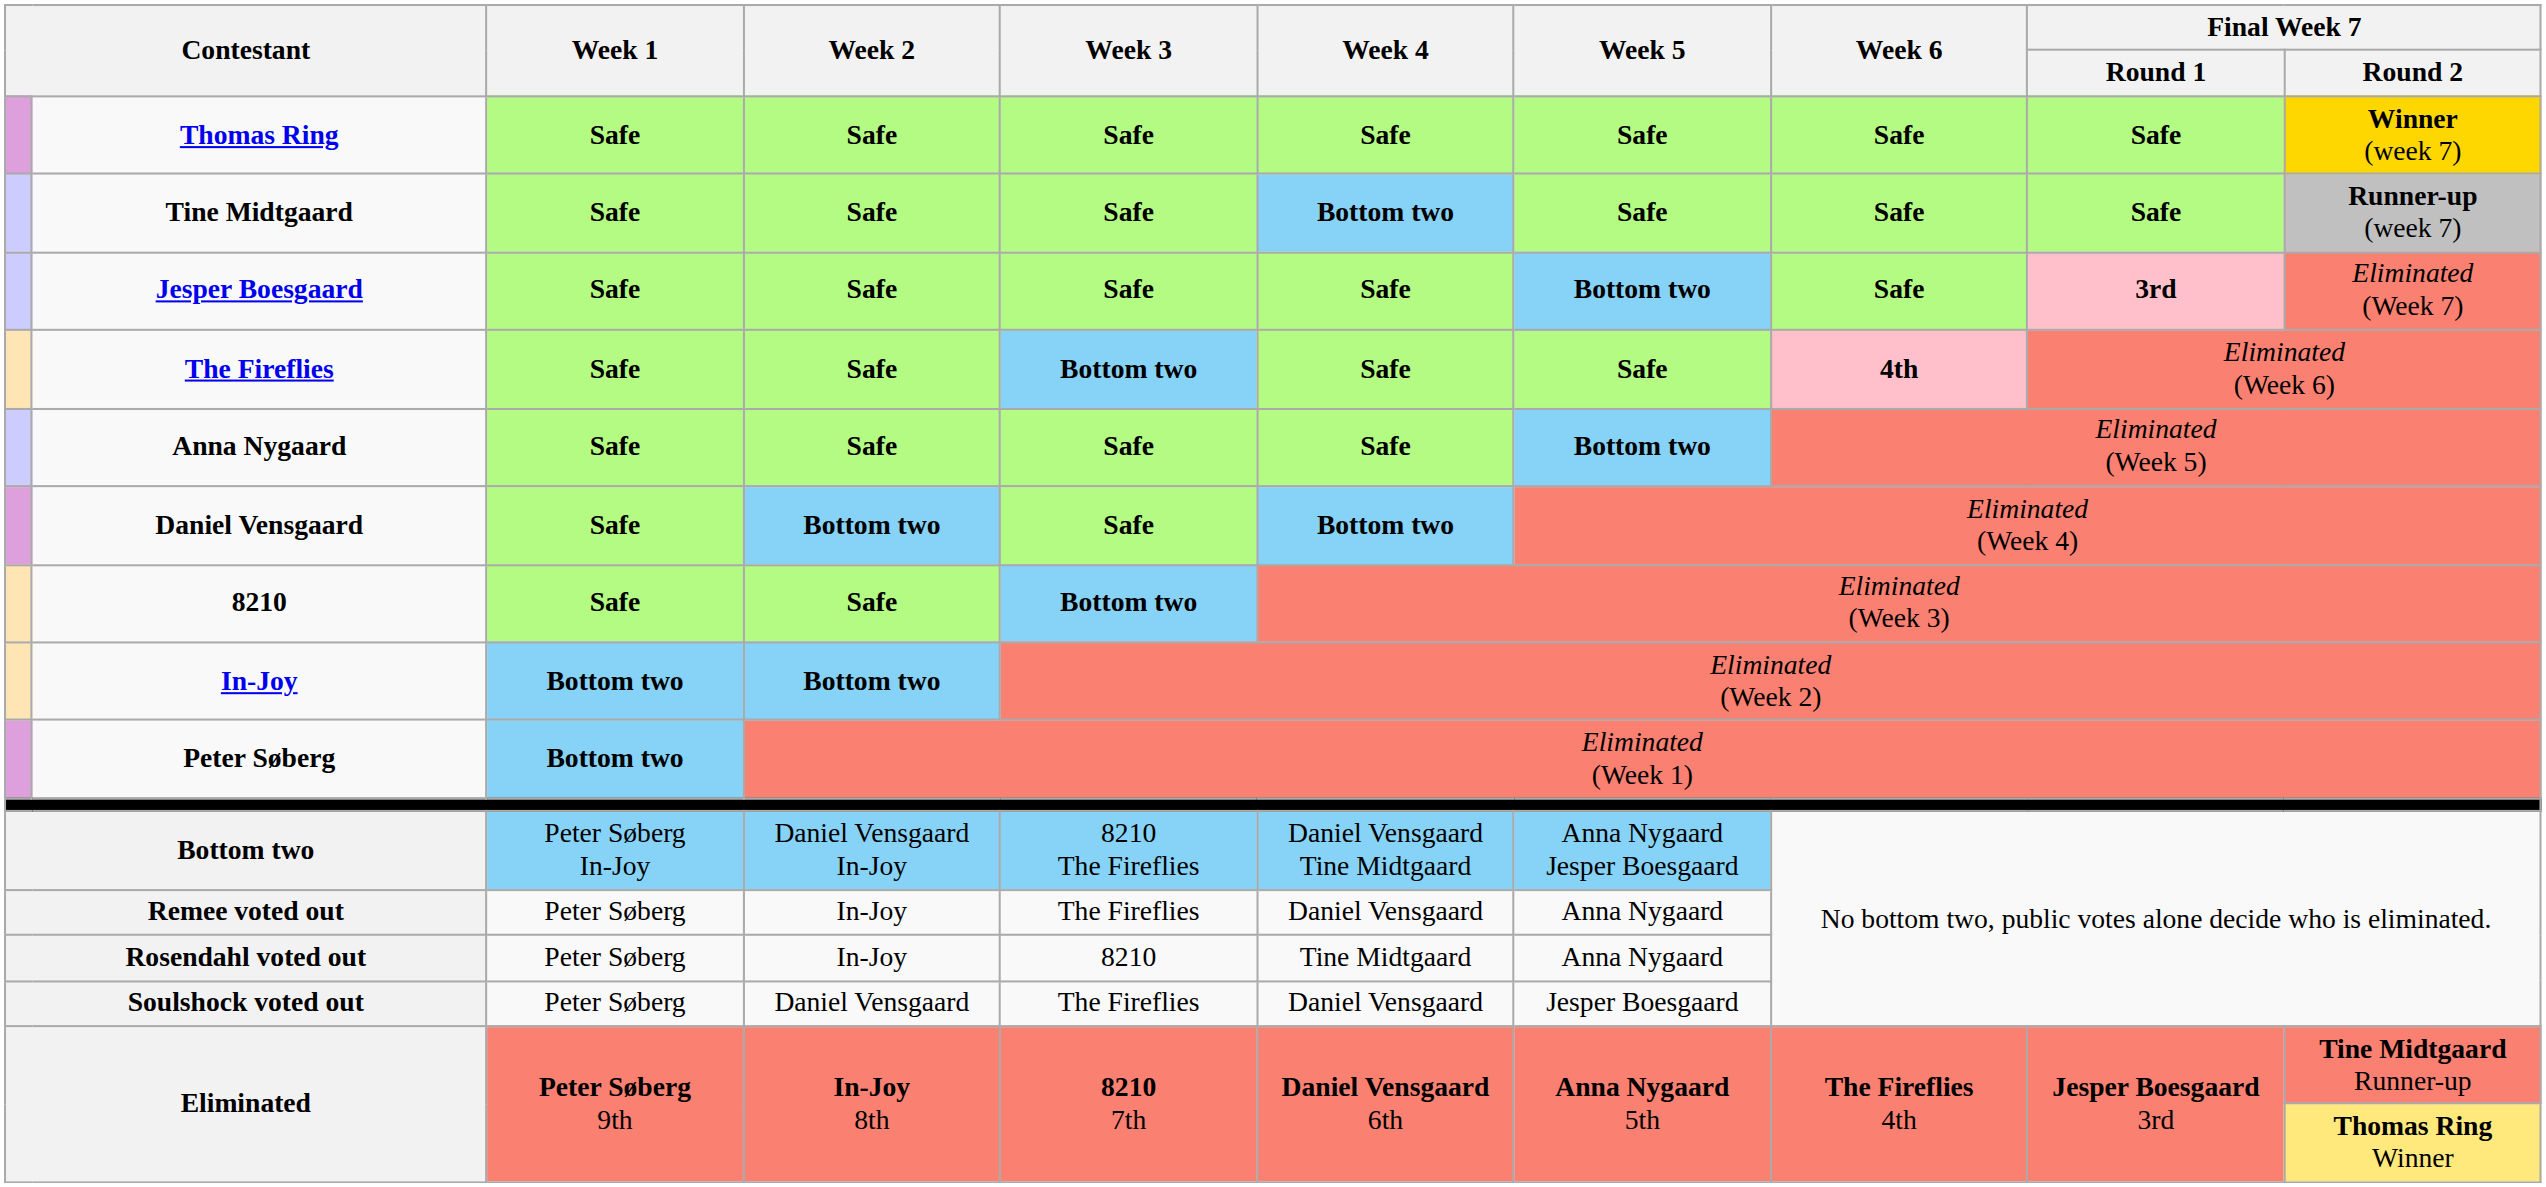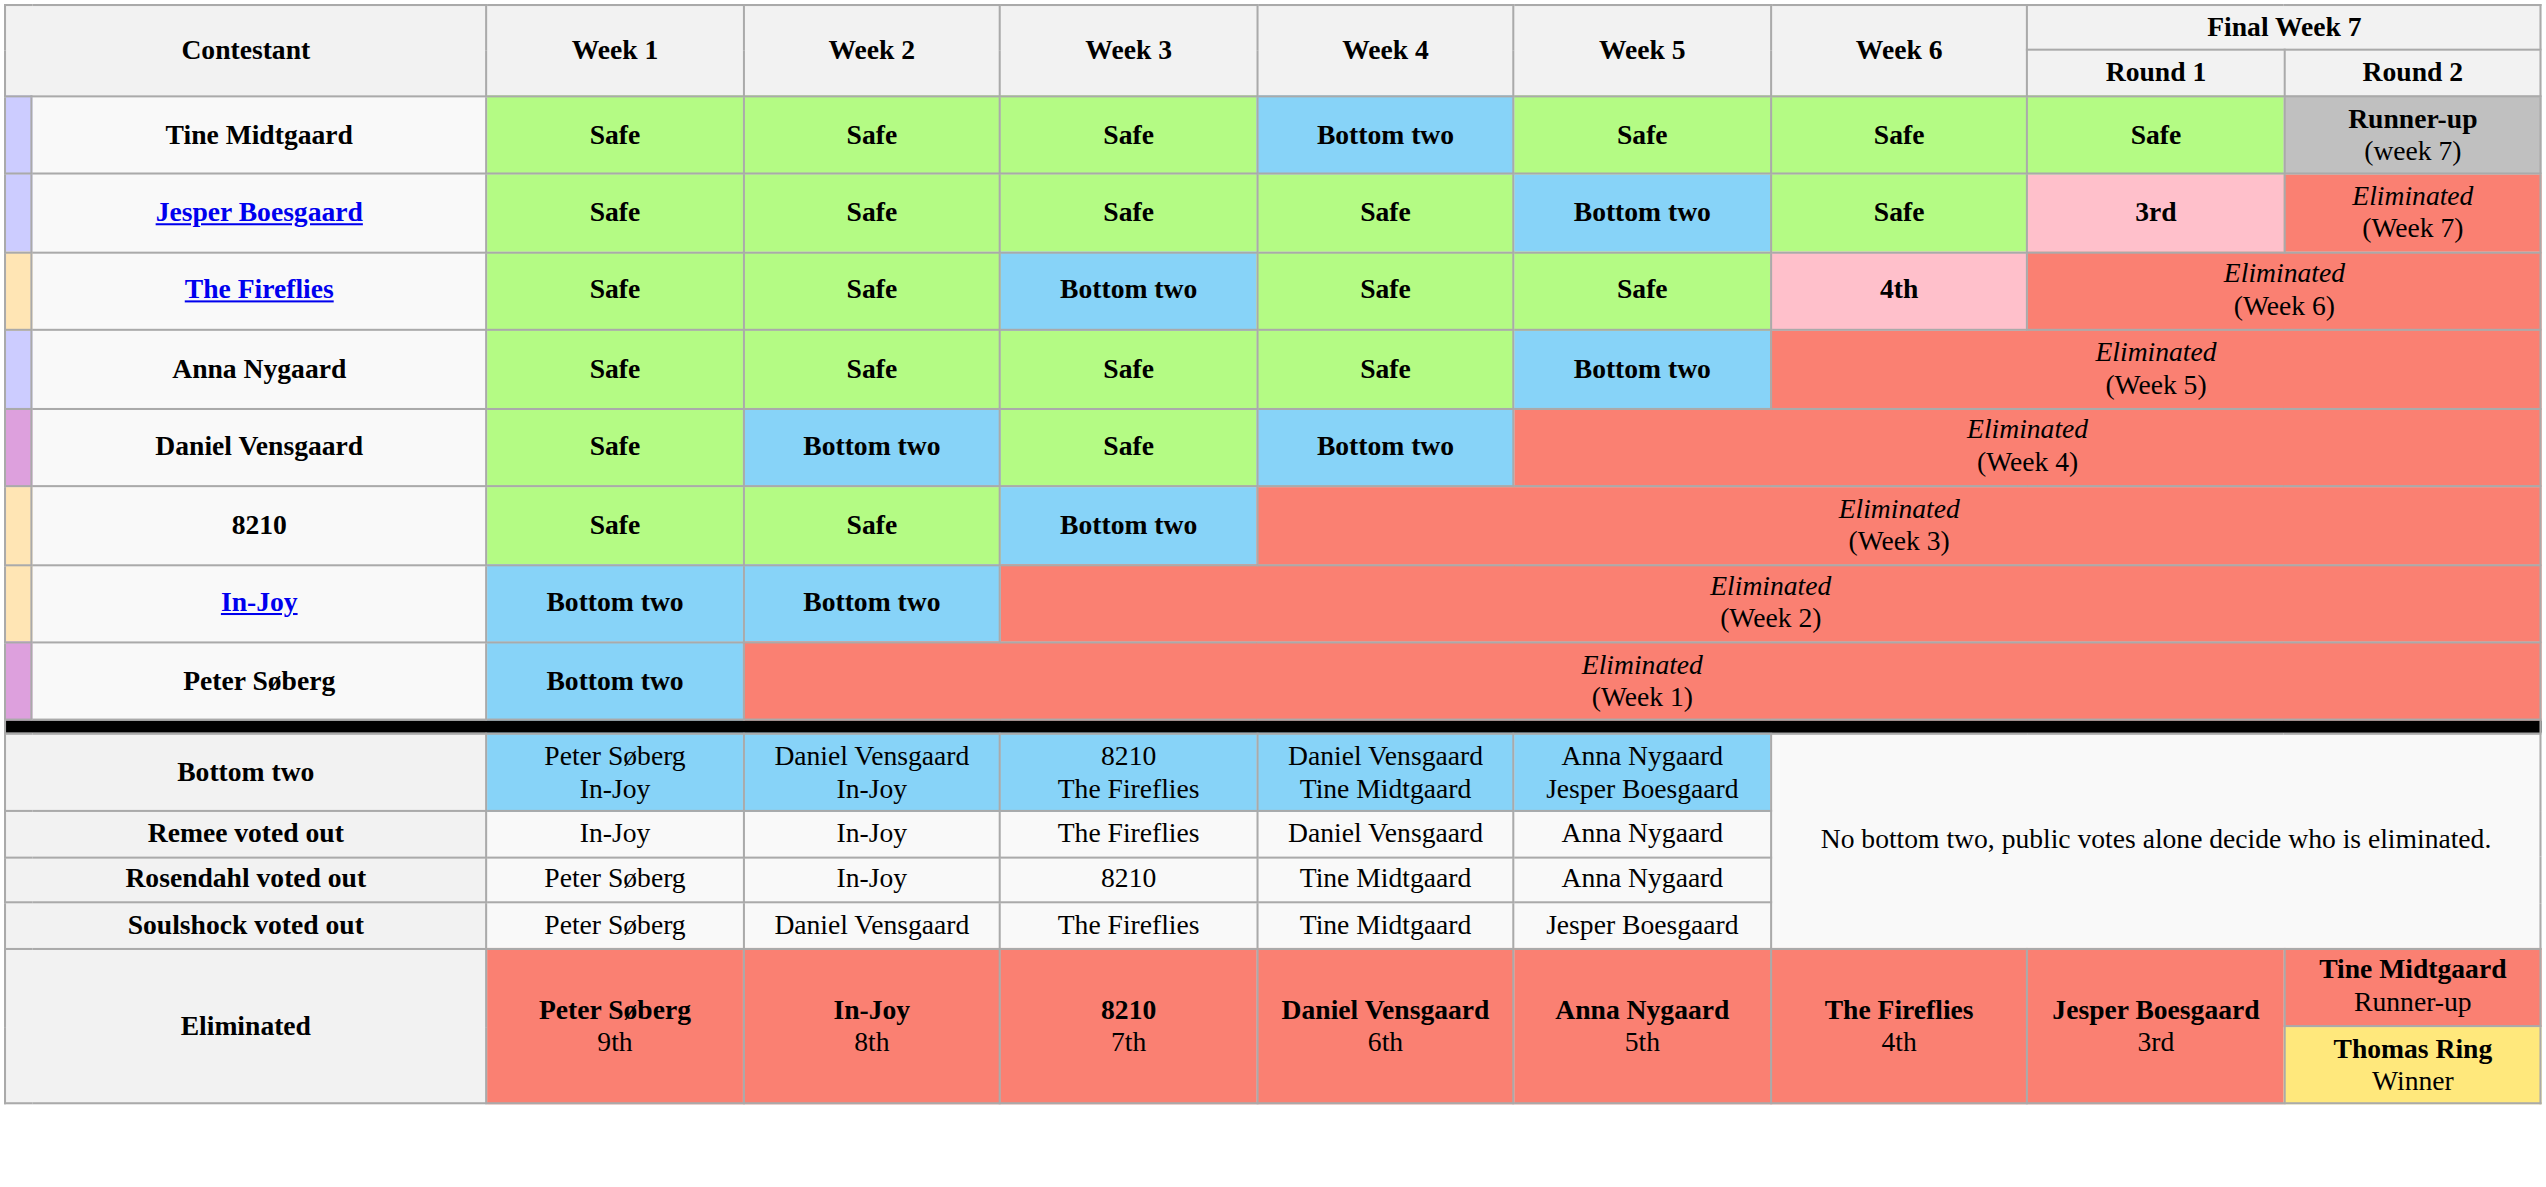- row: (259, 134)
(615, 911) Peter Søberg -> (615, 833) In-Joy
(1385, 1002) Daniel Vensgaard -> (1385, 924) Tine Midtgaard
